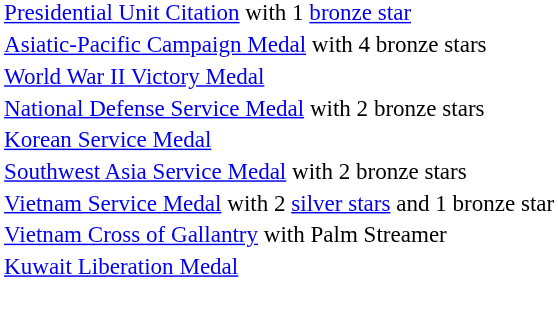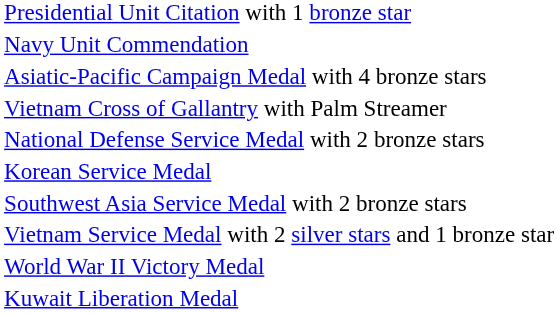+ row: (126, 44)
rows swapped: (134, 76) <-> (225, 234)
